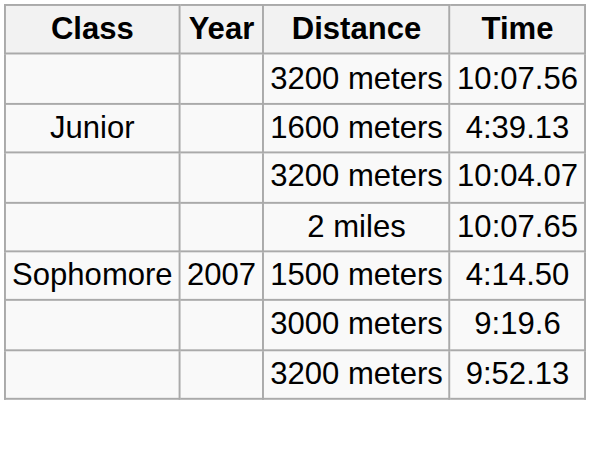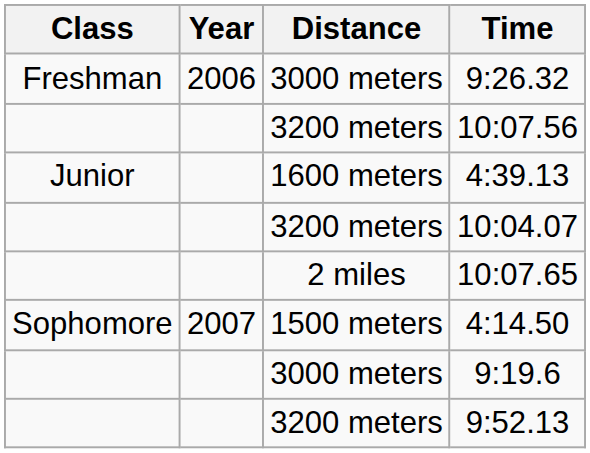+ row: (518, 78)
